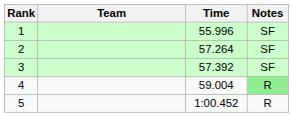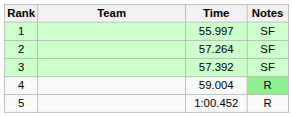(216, 31) 55.996 -> (216, 31) 55.997
